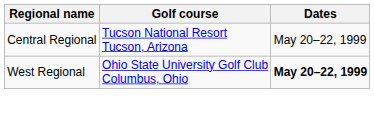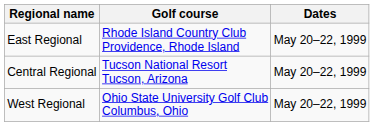+ row: (44, 39)
(320, 72) bold -> (320, 104) normal
